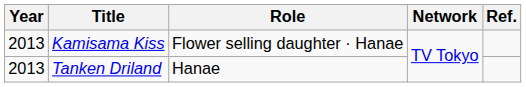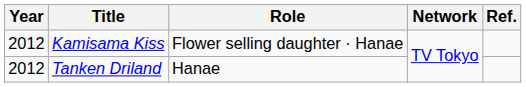(26, 43) 2013 -> (26, 43) 2012
(26, 69) 2013 -> (26, 69) 2012
